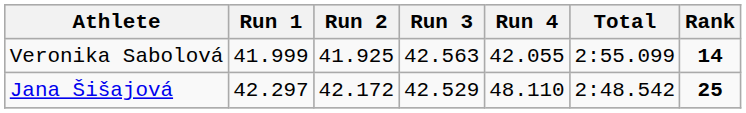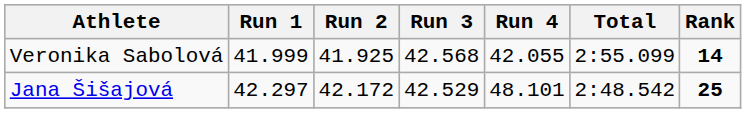(442, 56) 42.563 -> (442, 56) 42.568
(527, 90) 48.110 -> (527, 90) 48.101
